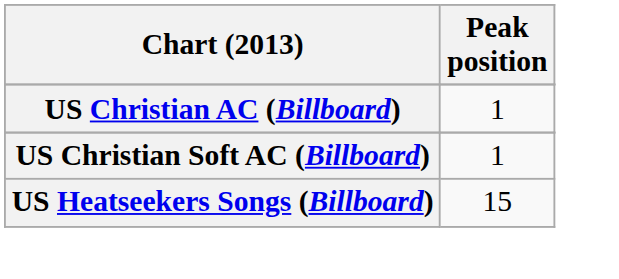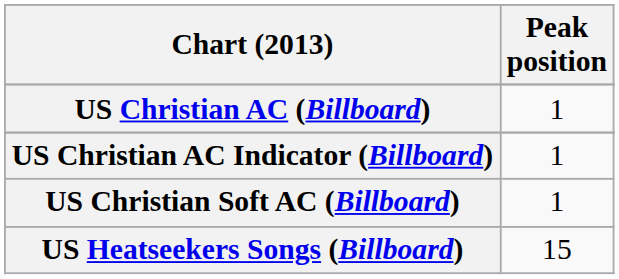+ row: (252, 155)
